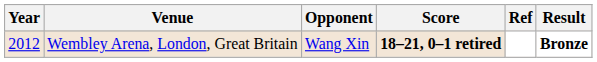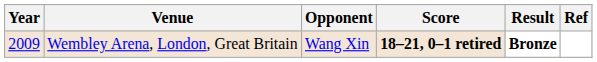columns swapped: (564, 17) <-> (521, 17)
(24, 44) 2012 -> (24, 44) 2009
